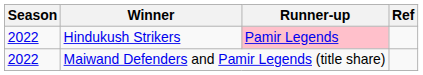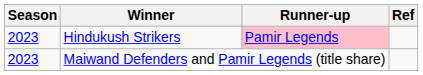(23, 37) 2022 -> (23, 37) 2023
(23, 59) 2022 -> (23, 59) 2023
